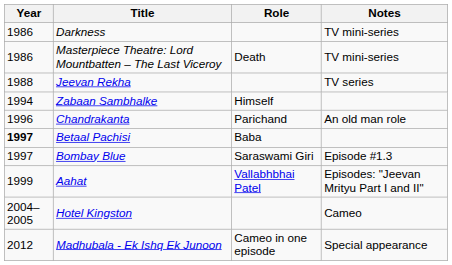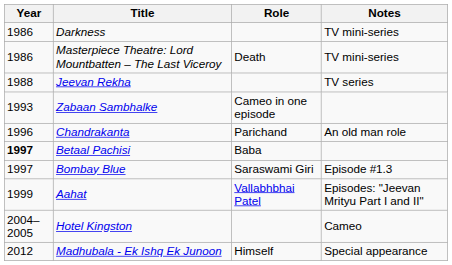(20, 100) 1994 -> (20, 107) 1993
(254, 100) Himself -> (271, 107) Cameo in one episode
(271, 244) Cameo in one episode -> (254, 251) Himself
